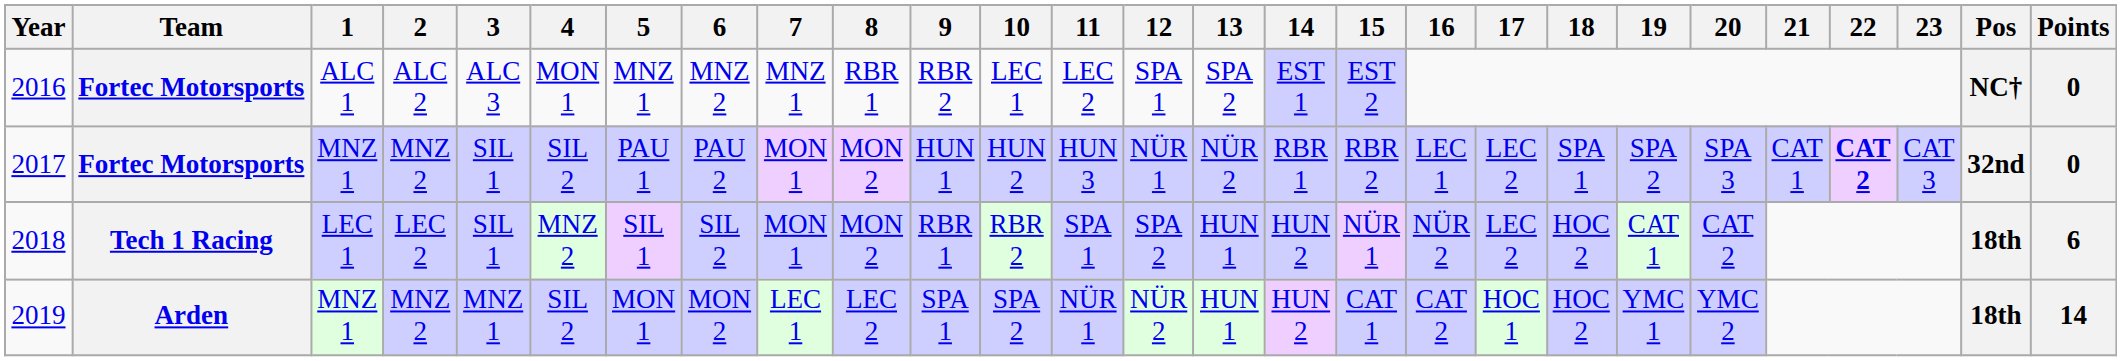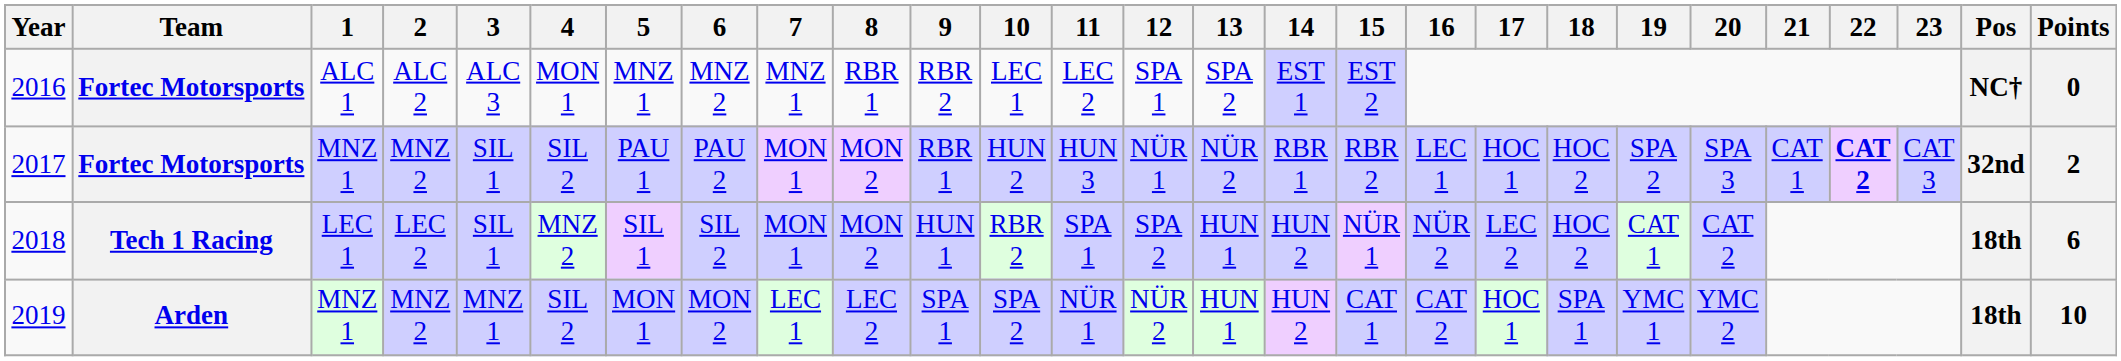(945, 163) HUN 1 -> (945, 163) RBR 1
(1511, 163) LEC 2 -> (1511, 163) HOC 1
(1581, 163) SPA 1 -> (1581, 163) HOC 2
(2073, 163) 0 -> (2073, 163) 2
(945, 239) RBR 1 -> (945, 239) HUN 1
(1581, 316) HOC 2 -> (1581, 316) SPA 1
(2073, 316) 14 -> (2073, 316) 10
